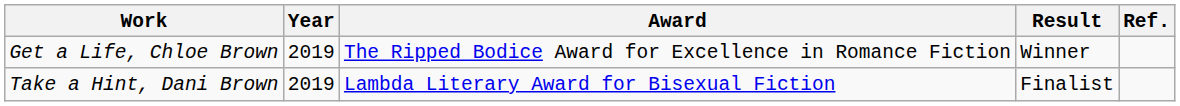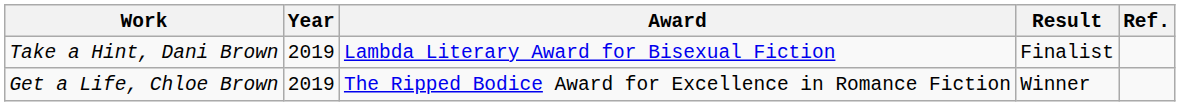rows swapped: (144, 52) <-> (144, 84)
